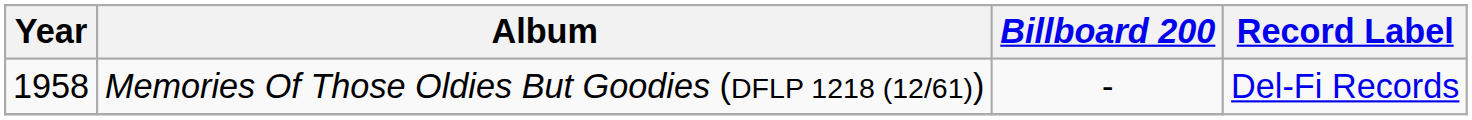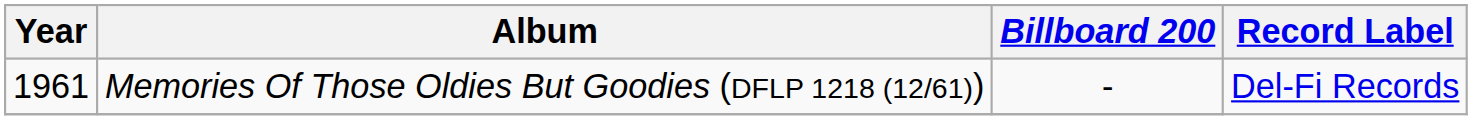(51, 85) 1958 -> (51, 85) 1961
